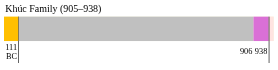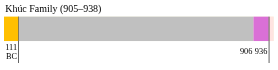(261, 52) 938 -> (261, 52) 936
